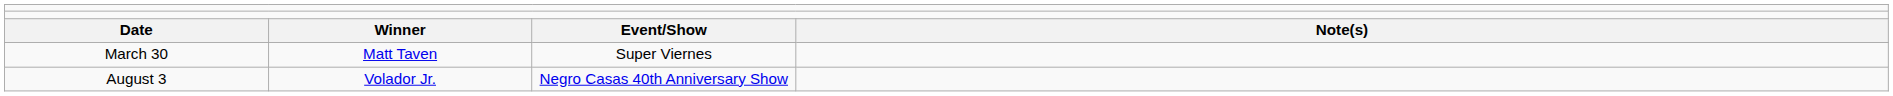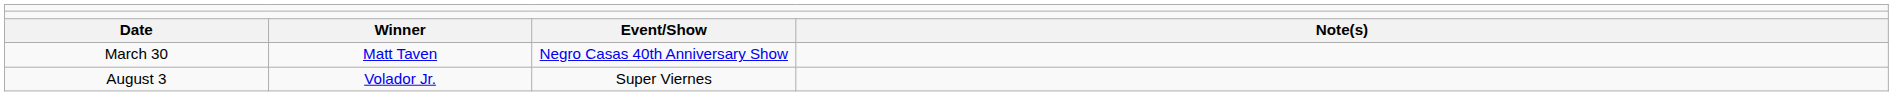(664, 54) Super Viernes -> (664, 54) Negro Casas 40th Anniversary Show
(664, 78) Negro Casas 40th Anniversary Show -> (664, 78) Super Viernes
